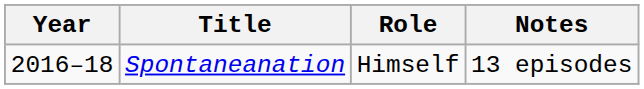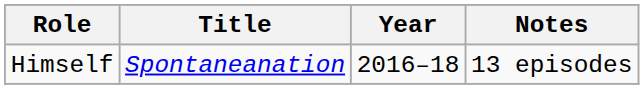columns swapped: (62, 25) <-> (408, 25)
